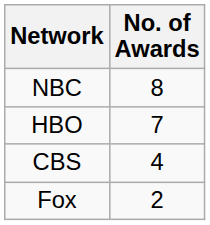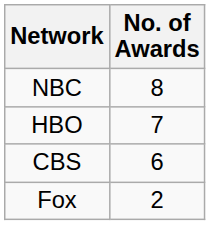(157, 162) 4 -> (157, 162) 6
